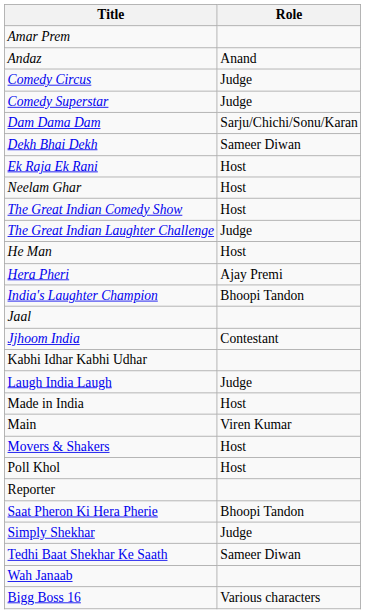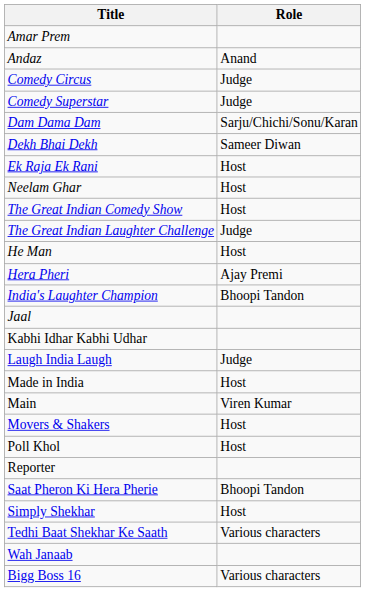- row: (44, 338)
(236, 532) Judge -> (233, 511) Host
(261, 554) Sameer Diwan -> (270, 532) Various characters
